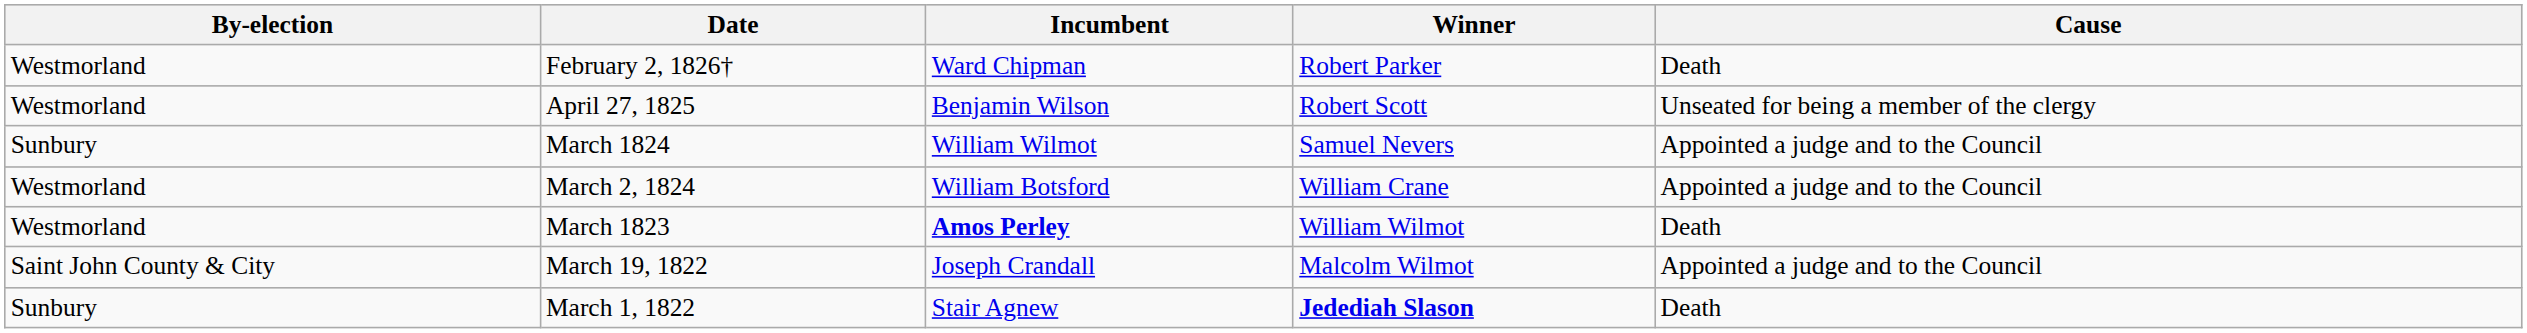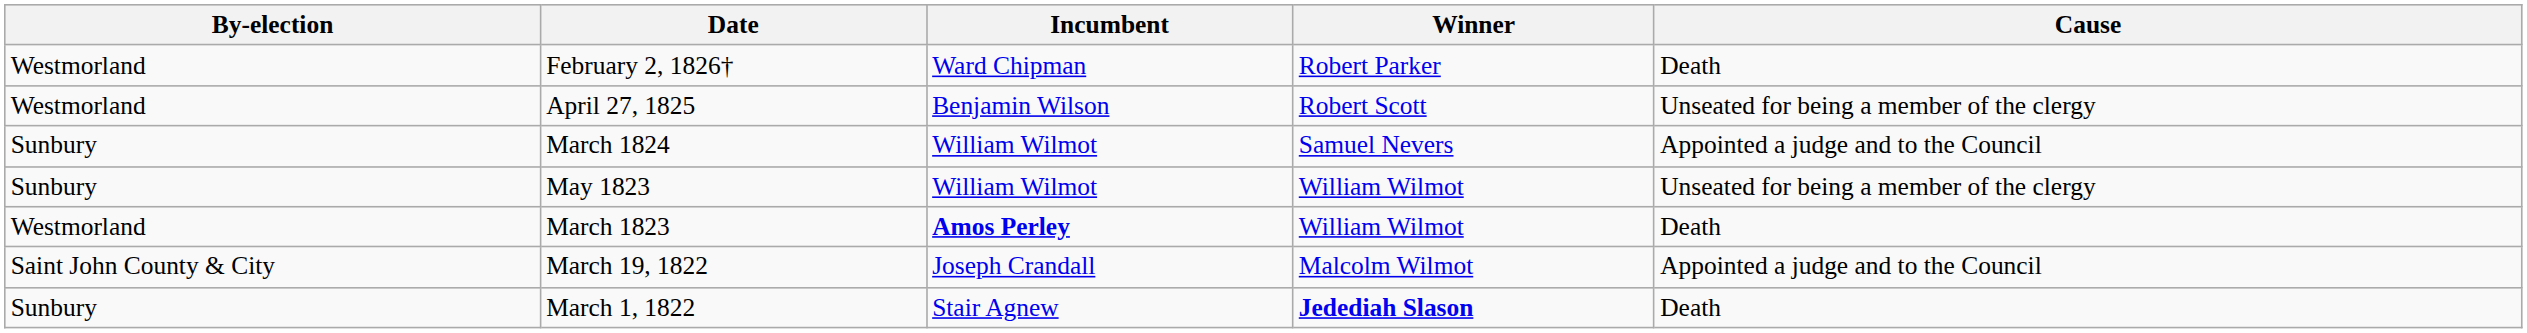- row: (621, 186)
+ row: (598, 186)
